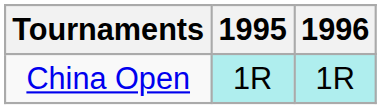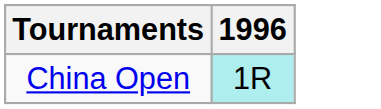- column: (253, 30)
